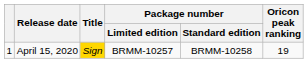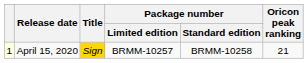(9, 50) no background -> (9, 50) lightyellow background
(283, 50) 19 -> (283, 50) 21
